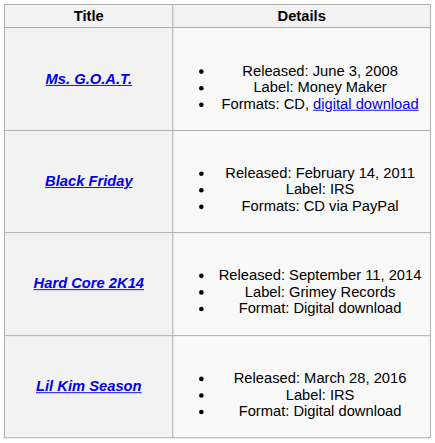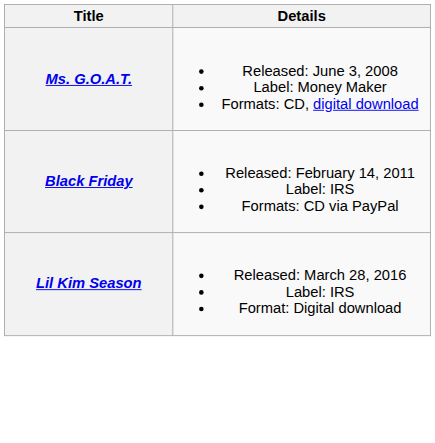- row: (89, 284)
